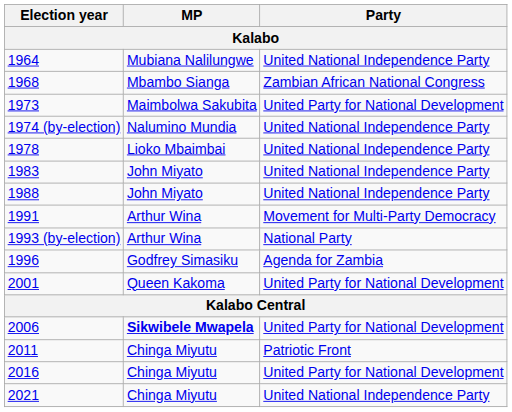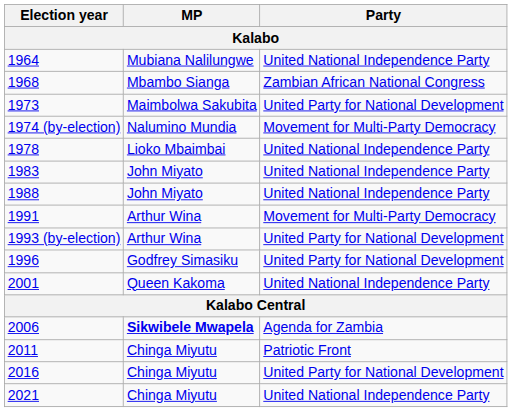(376, 127) United National Independence Party -> (379, 127) Movement for Multi-Party Democracy
(308, 238) National Party -> (383, 238) United Party for National Development
(323, 261) Agenda for Zambia -> (383, 261) United Party for National Development
(383, 283) United Party for National Development -> (376, 283) United National Independence Party
(383, 328) United Party for National Development -> (323, 328) Agenda for Zambia
